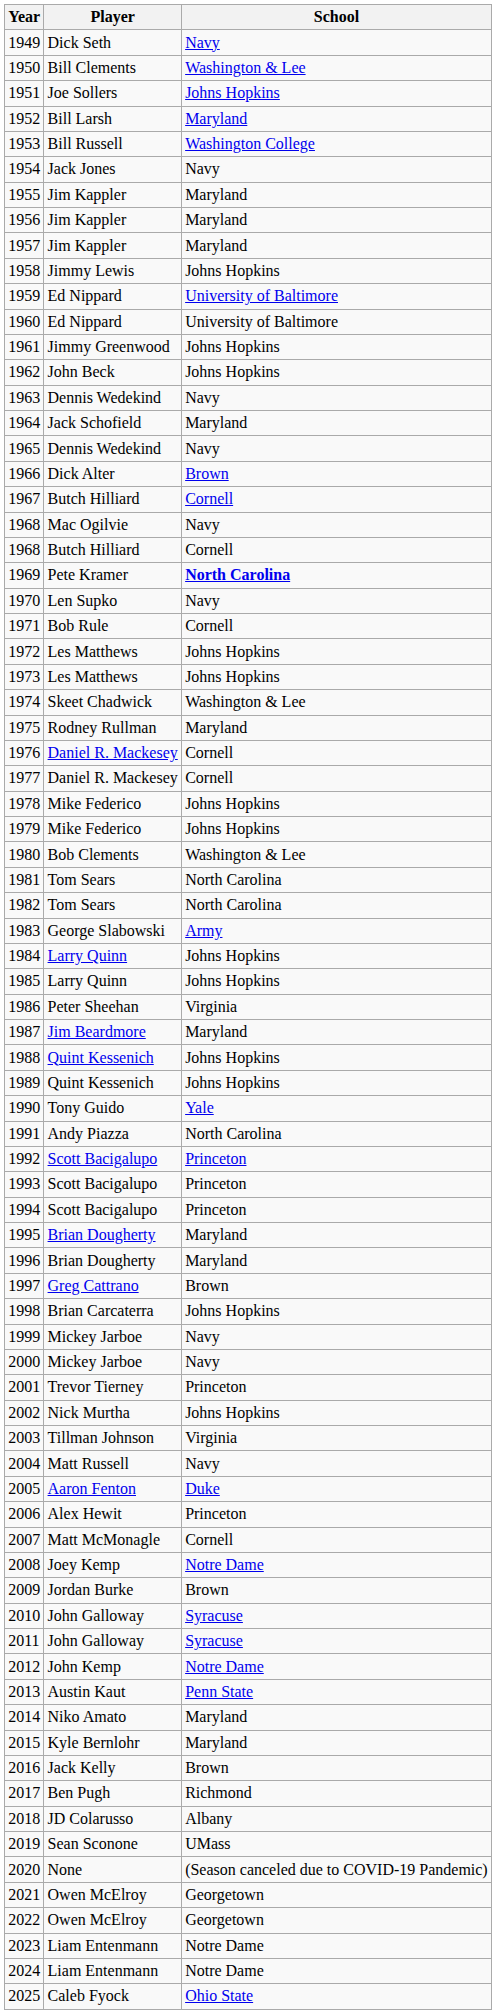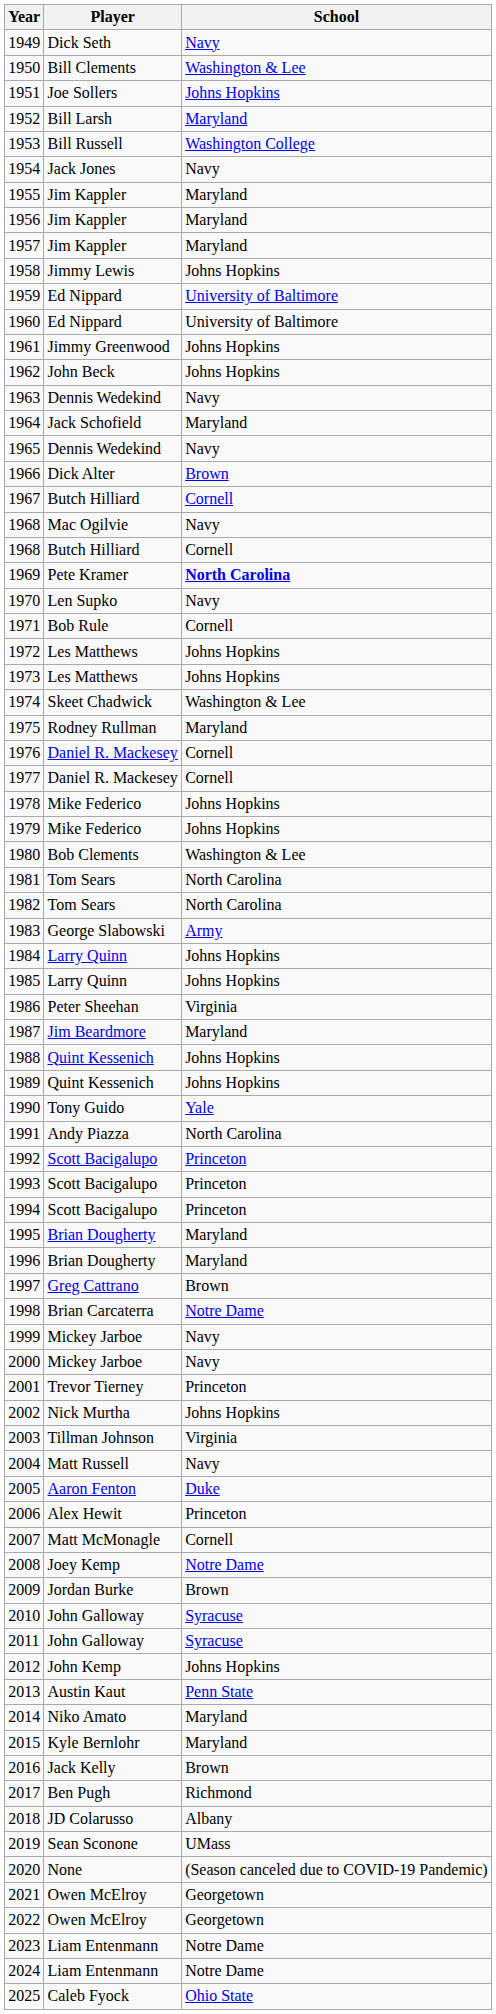(232, 1311) Johns Hopkins -> (224, 1311) Notre Dame
(224, 1666) Notre Dame -> (232, 1666) Johns Hopkins
